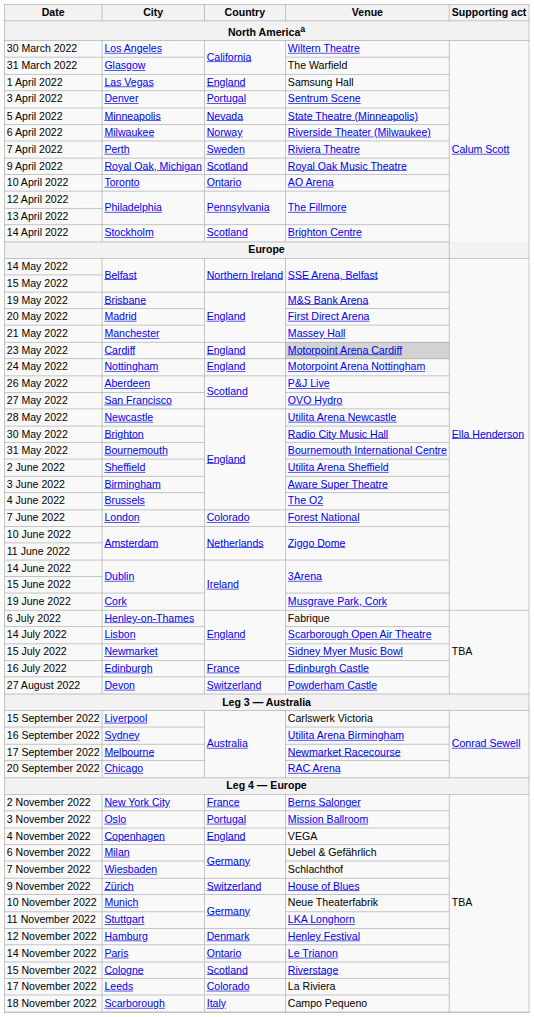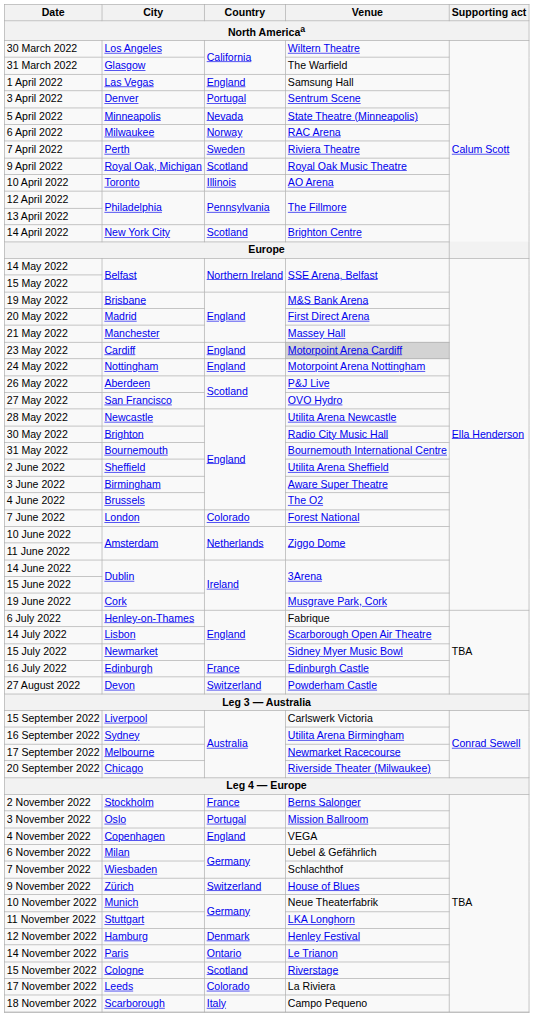(359, 132) Riverside Theater (Milwaukee) -> (314, 132) RAC Arena
(224, 183) Ontario -> (221, 183) Illinois
(129, 233) Stockholm -> (137, 233) New York City
(314, 769) RAC Arena -> (359, 769) Riverside Theater (Milwaukee)
(137, 802) New York City -> (129, 802) Stockholm
